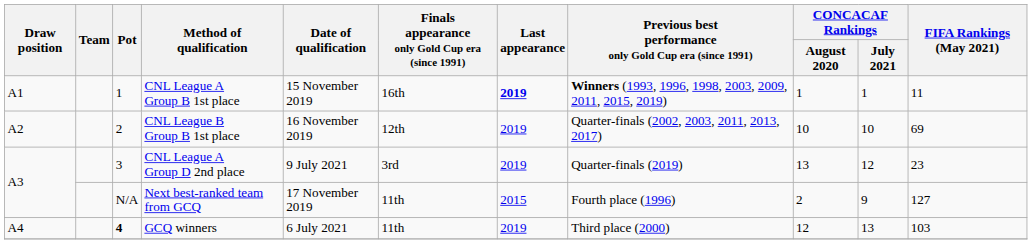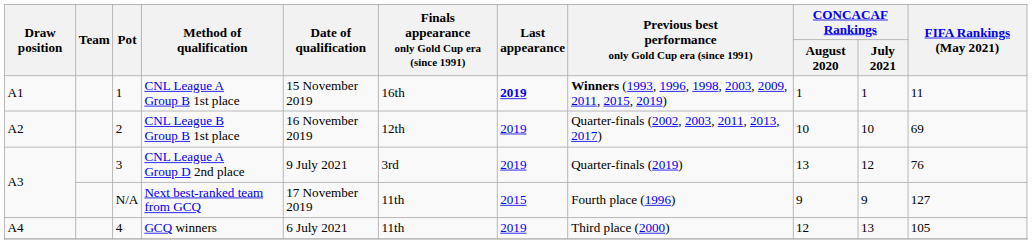(917, 164) 23 -> (917, 164) 76
(799, 200) 2 -> (799, 200) 9
(119, 228) bold -> (119, 228) normal
(921, 228) 103 -> (921, 228) 105
